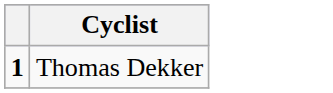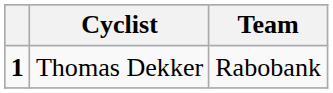+ column: (268, 25)
